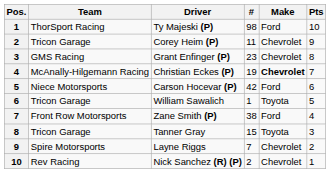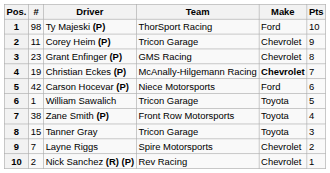columns swapped: (251, 12) <-> (90, 12)
(271, 116) Ford -> (275, 116) Toyota
